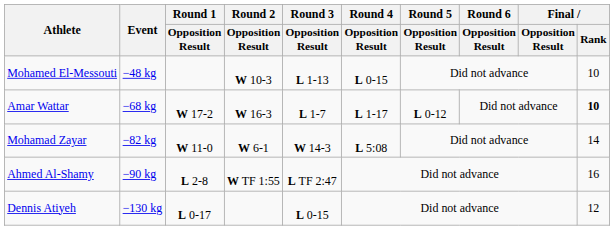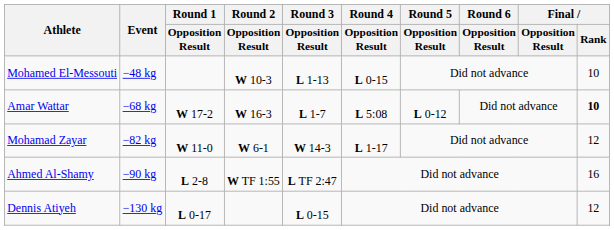(371, 114) L 1-17 -> (371, 114) L 5:08
(371, 148) L 5:08 -> (371, 148) L 1-17
(593, 141) 14 -> (593, 141) 12
